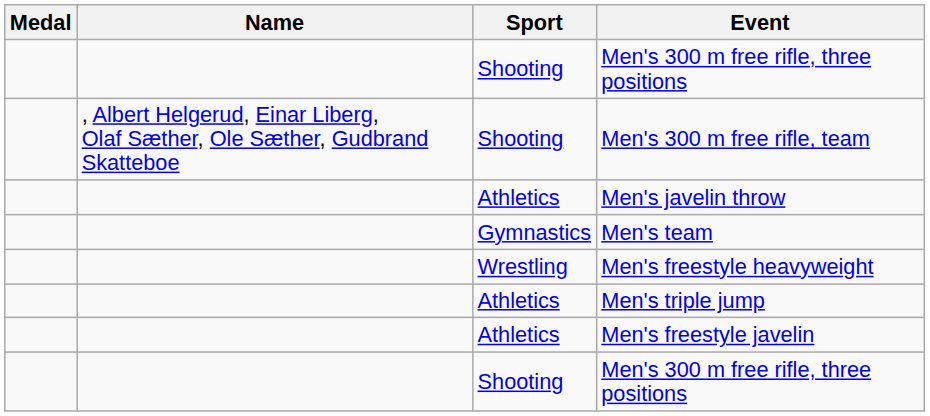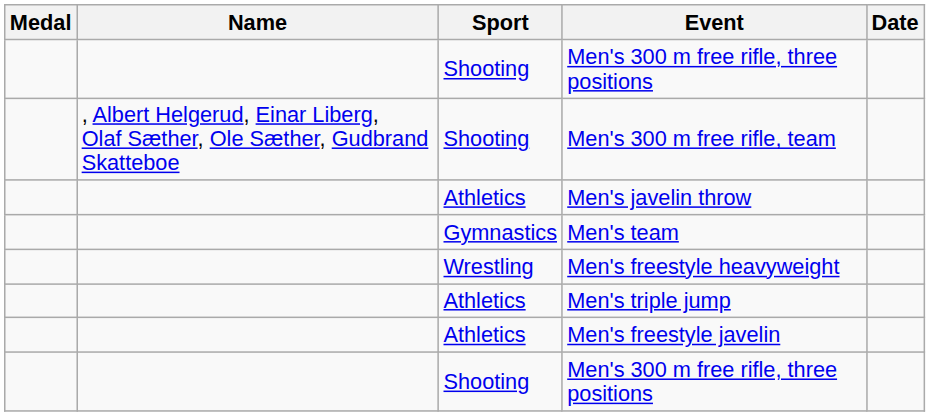+ column: (895, 22)
